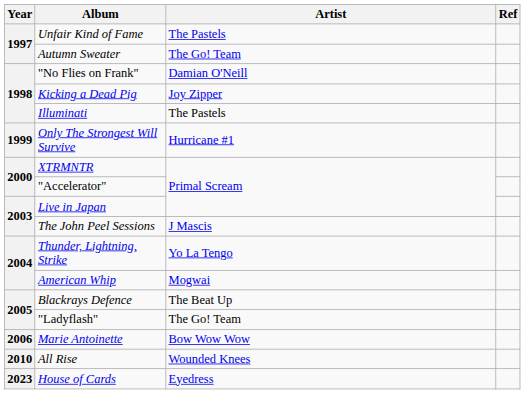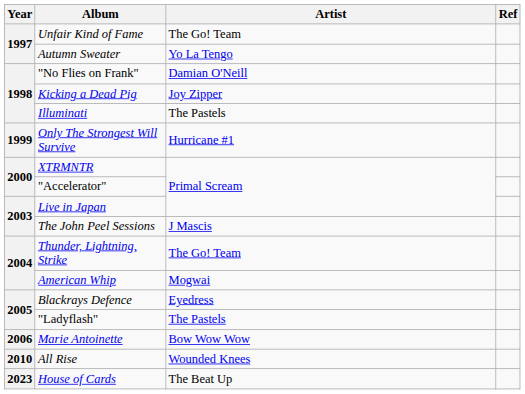(197, 34) The Pastels -> (205, 34) The Go! Team
(205, 53) The Go! Team -> (201, 53) Yo La Tengo
(201, 253) Yo La Tengo -> (205, 253) The Go! Team
(200, 299) The Beat Up -> (191, 299) Eyedress
(205, 319) The Go! Team -> (197, 319) The Pastels
(191, 378) Eyedress -> (200, 378) The Beat Up
